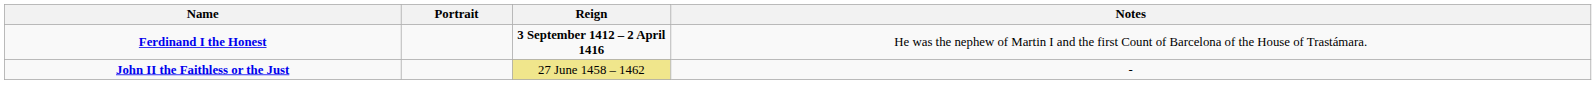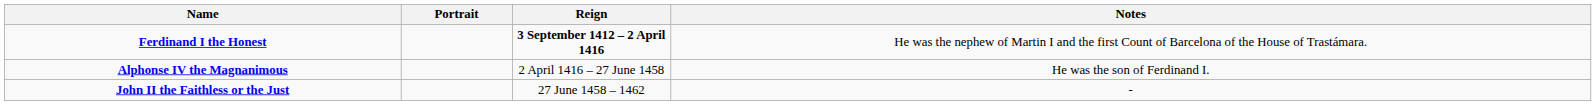+ row: (203, 69)
(591, 69) khaki background -> (591, 89) no background
